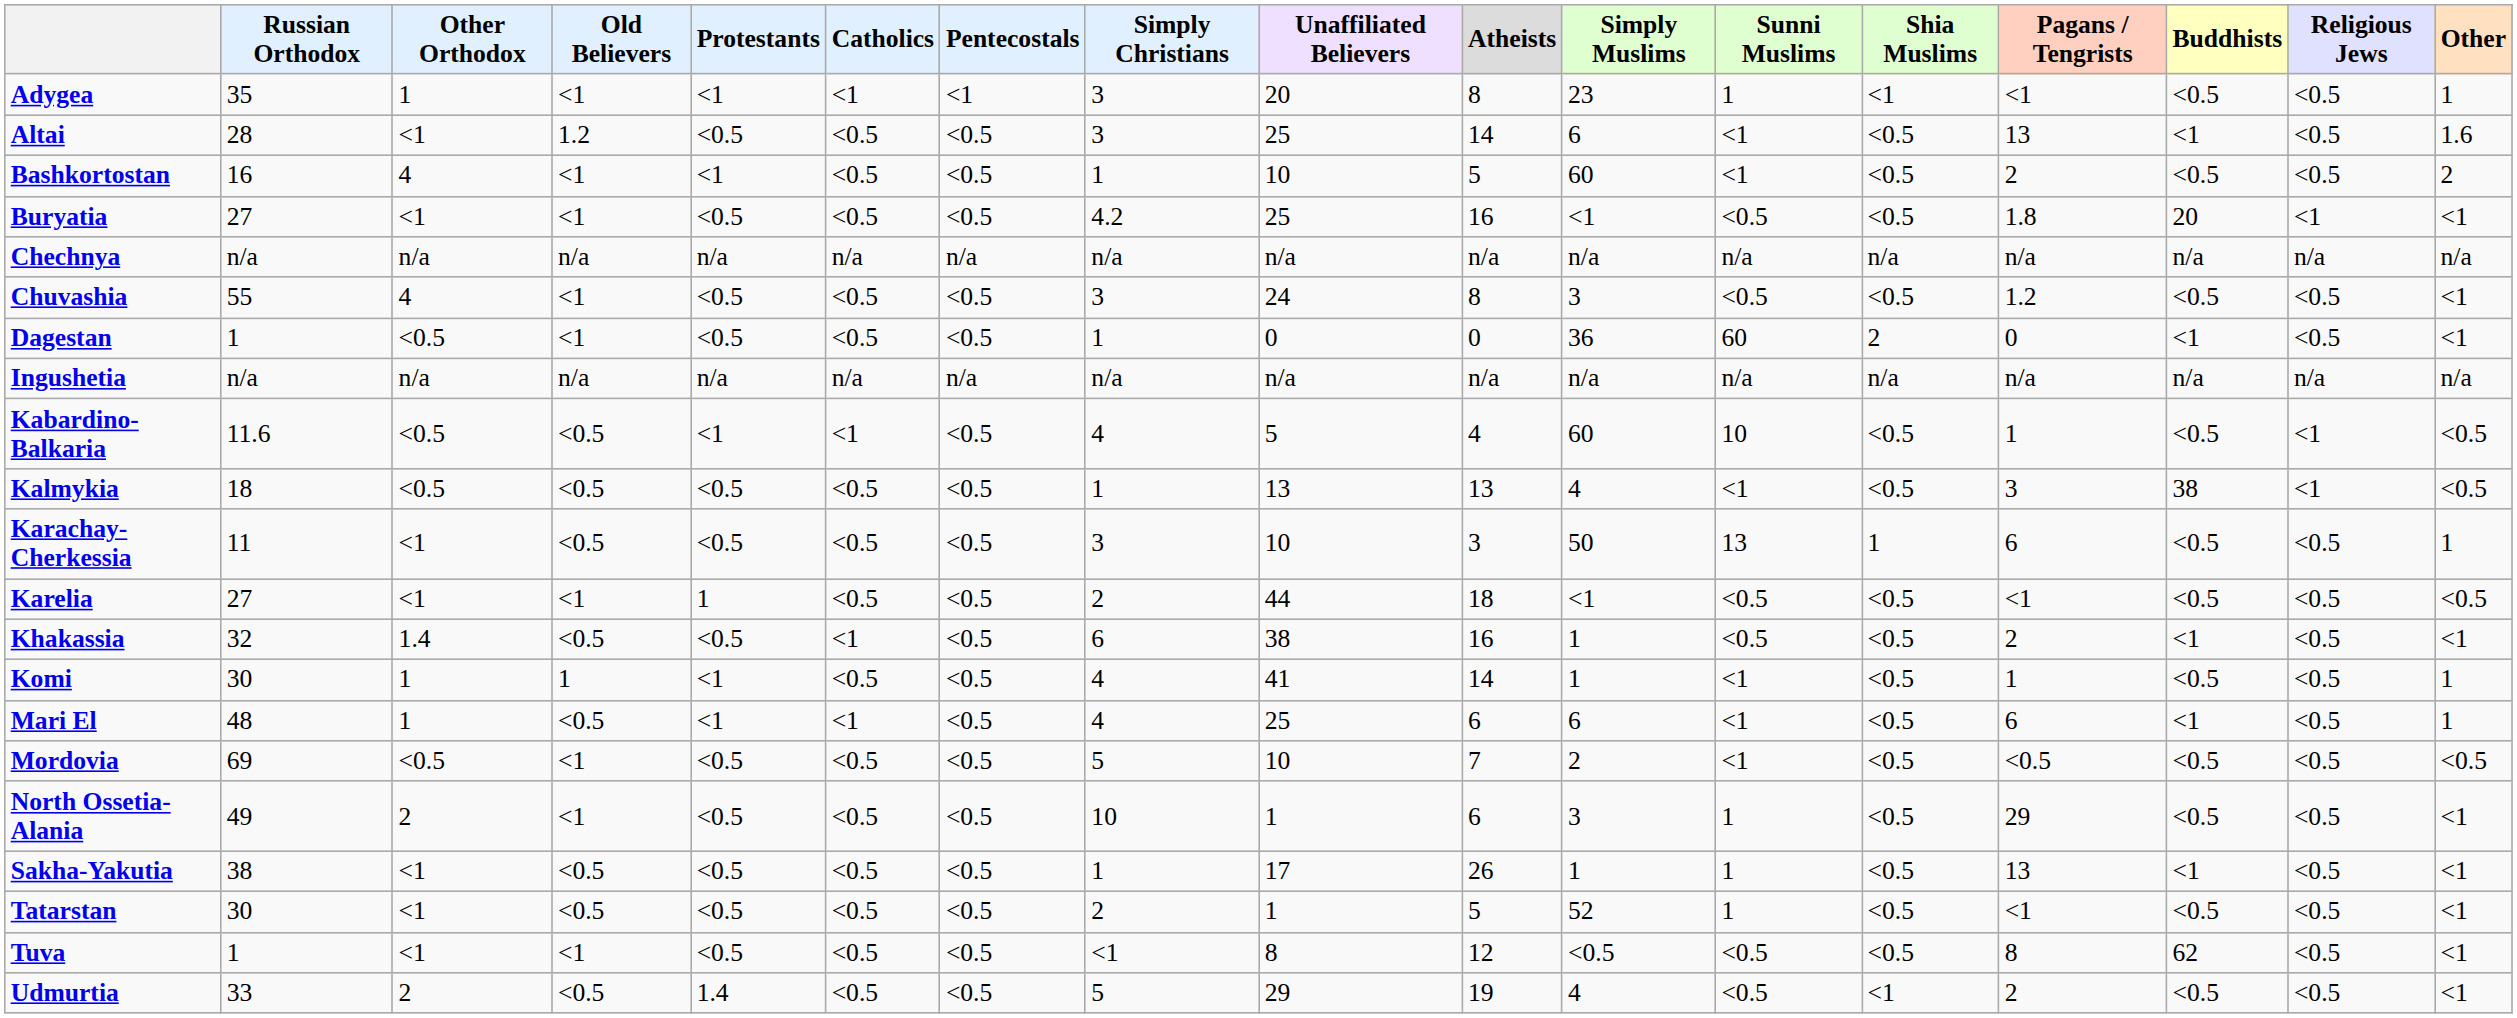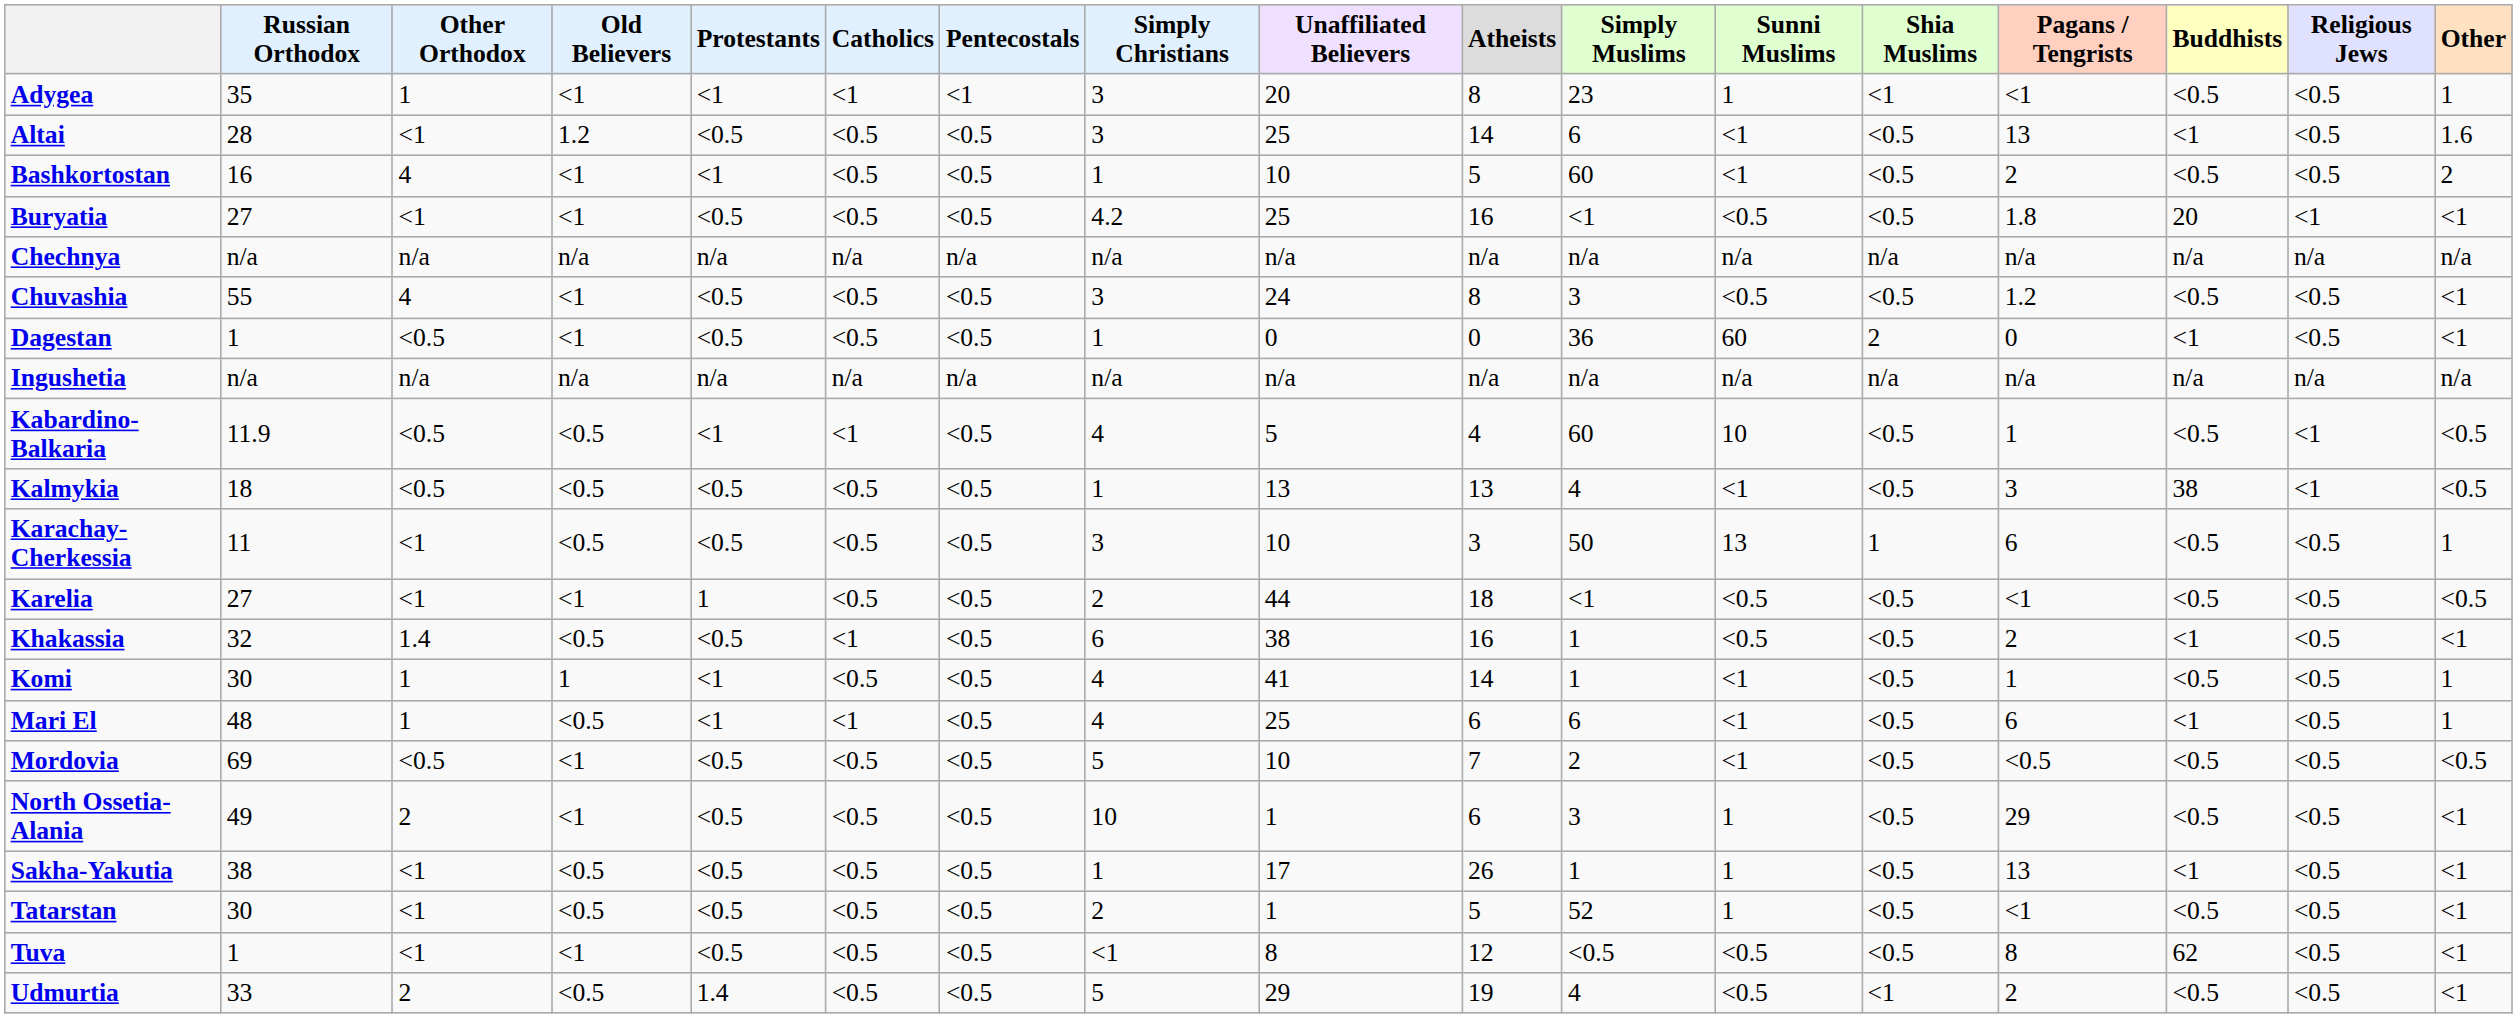(249, 433) 11.6 -> (249, 433) 11.9
